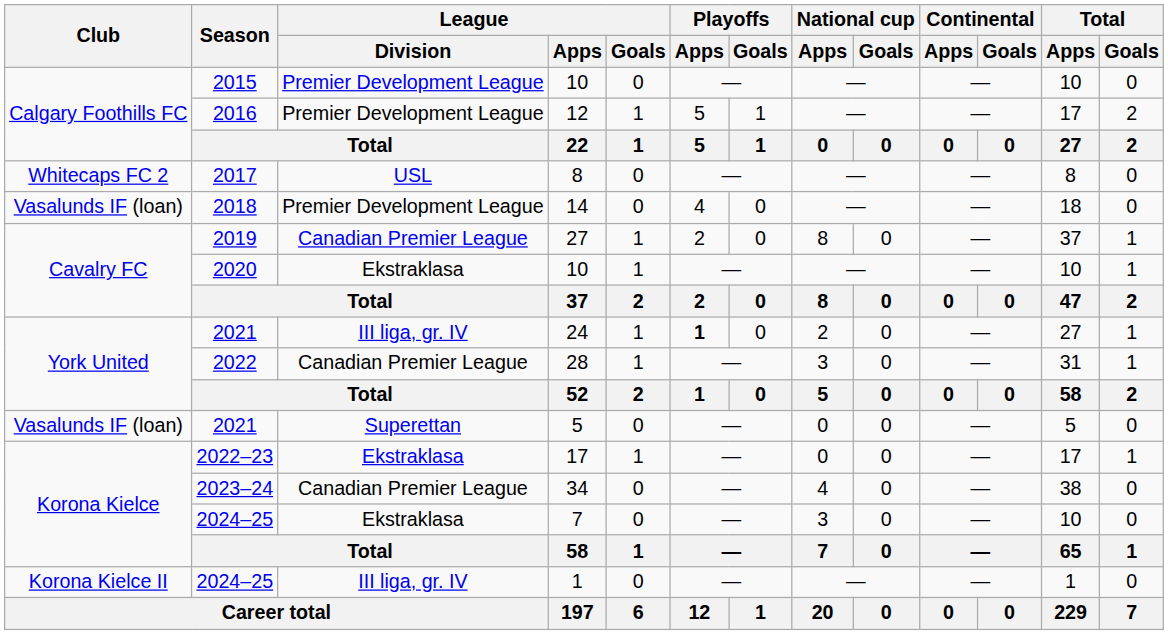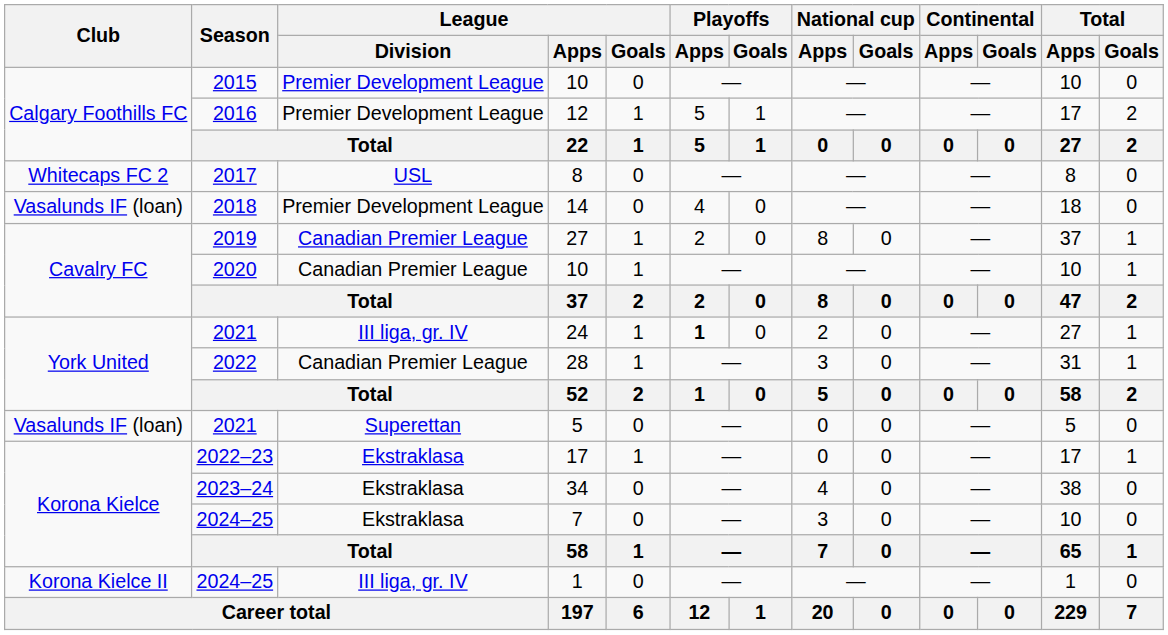(413, 269) Ekstraklasa -> (413, 269) Canadian Premier League
(413, 488) Canadian Premier League -> (413, 488) Ekstraklasa
